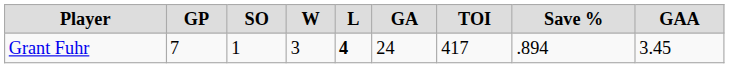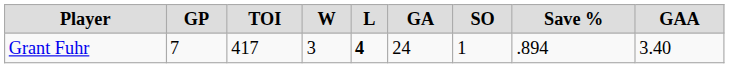columns swapped: (475, 18) <-> (257, 18)
(655, 47) 3.45 -> (655, 47) 3.40
